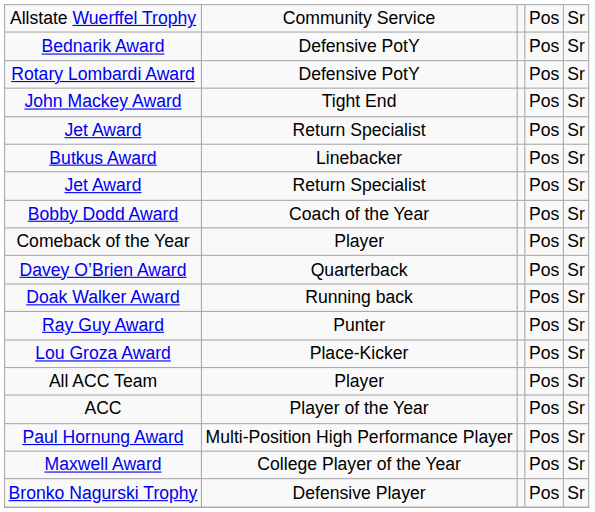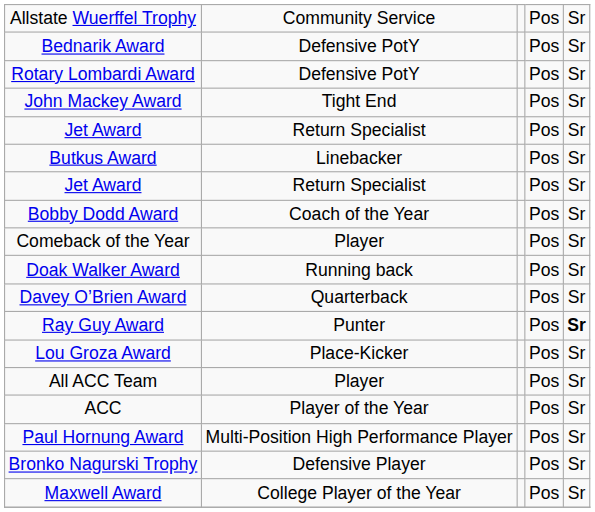rows swapped: (103, 297) <-> (103, 269)
(576, 325) normal -> (577, 325) bold
rows swapped: (103, 492) <-> (103, 465)
